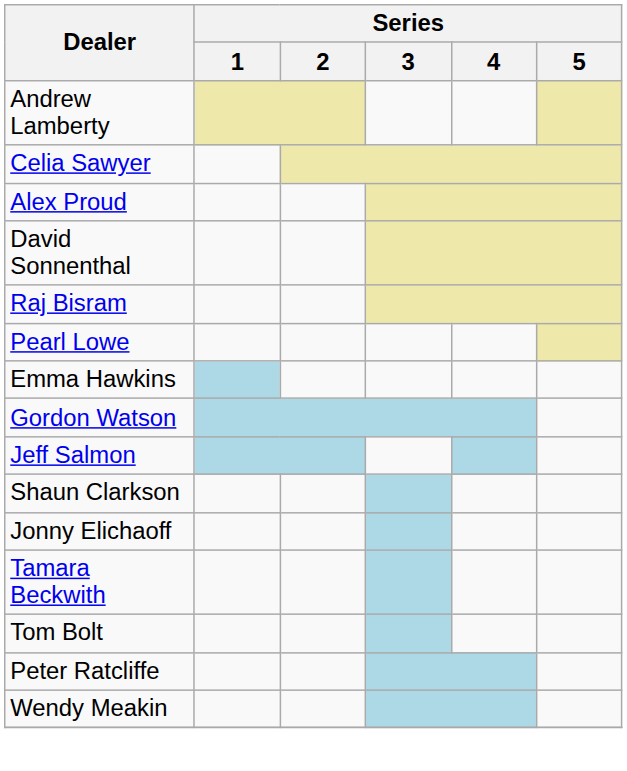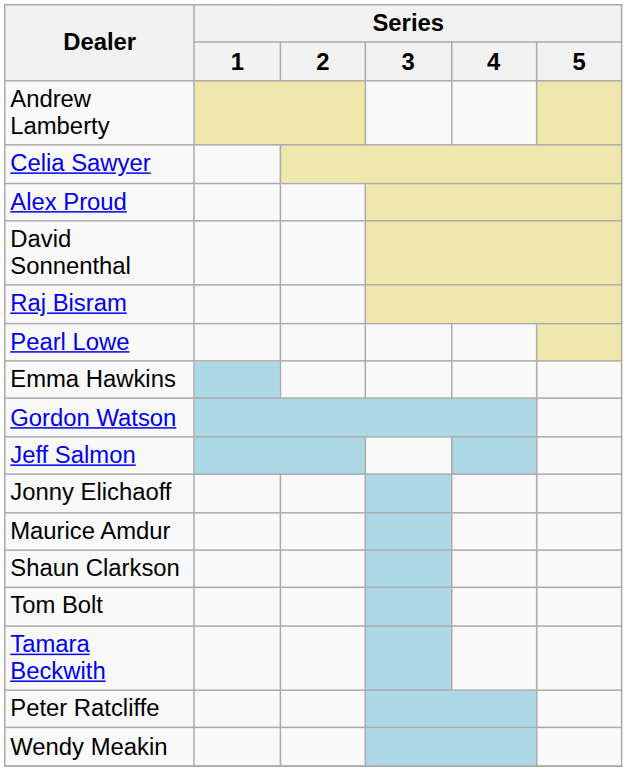rows swapped: (91, 530) <-> (95, 492)
+ row: (90, 530)
rows swapped: (58, 581) <-> (57, 633)
